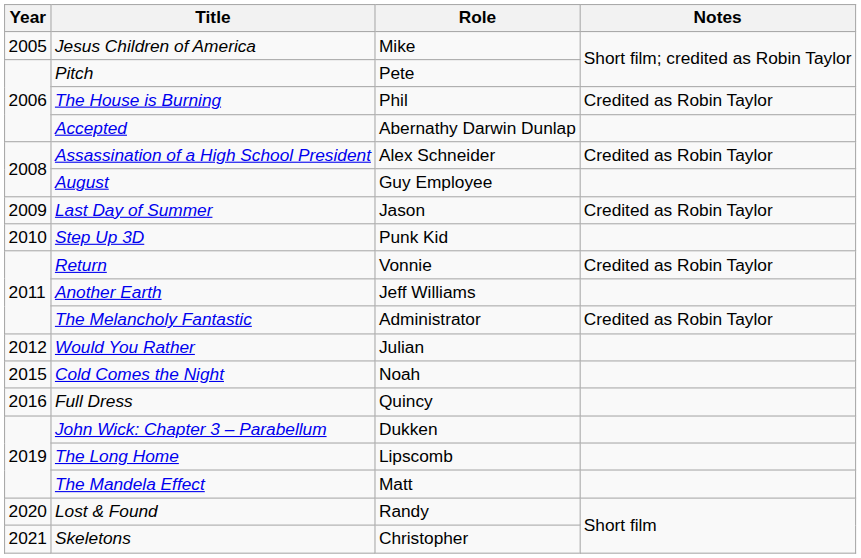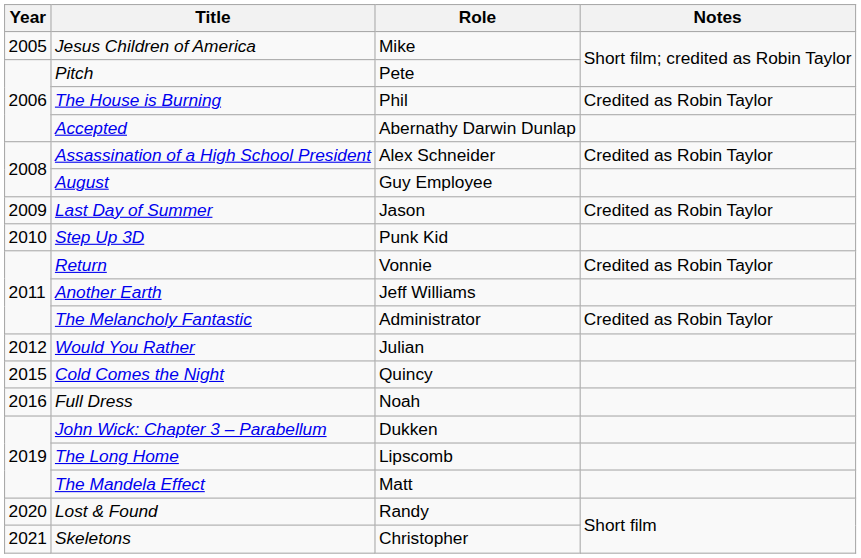(400, 374) Noah -> (406, 374) Quincy
(406, 401) Quincy -> (400, 401) Noah
